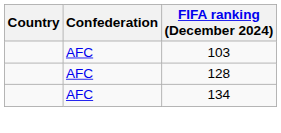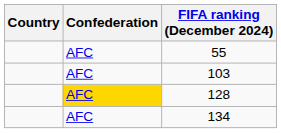+ row: (219, 52)
(80, 73) no background -> (80, 95) gold background
